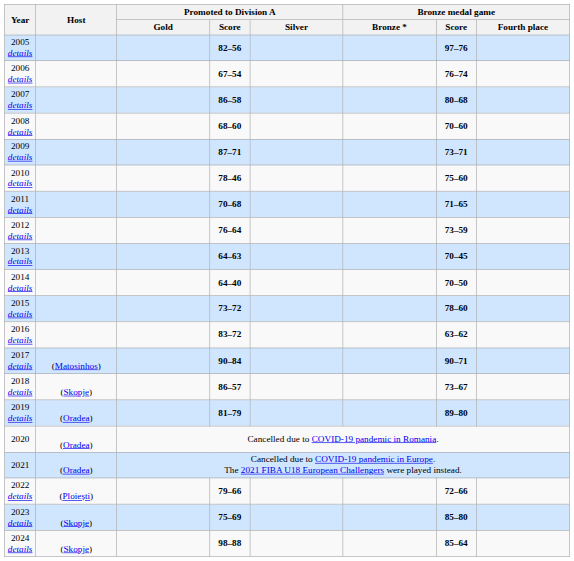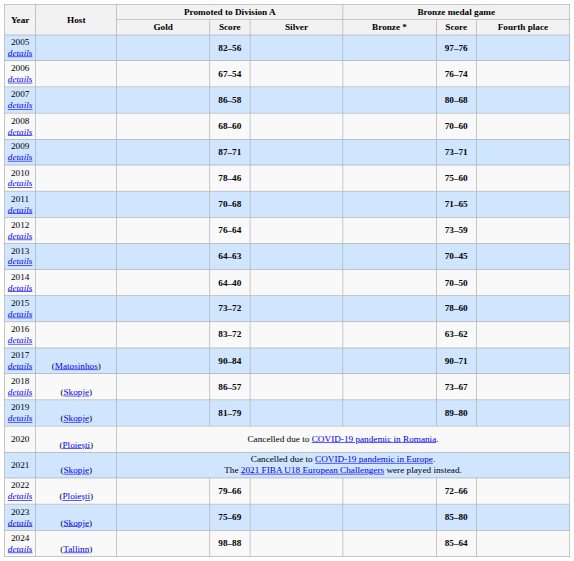(76, 418) (Oradea) -> (76, 418) (Skopje)
(76, 444) (Oradea) -> (76, 444) (Ploiești)
(76, 471) (Oradea) -> (76, 471) (Skopje)
(76, 549) (Skopje) -> (76, 549) (Tallinn)
